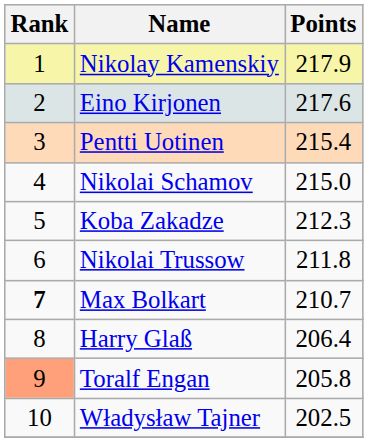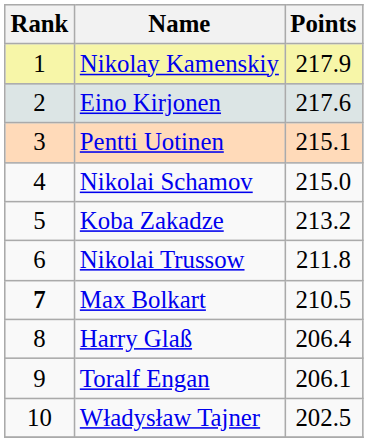(323, 142) 215.4 -> (323, 142) 215.1
(323, 220) 212.3 -> (323, 220) 213.2
(323, 299) 210.7 -> (323, 299) 210.5
(39, 378) lightsalmon background -> (39, 378) no background
(323, 378) 205.8 -> (323, 378) 206.1
